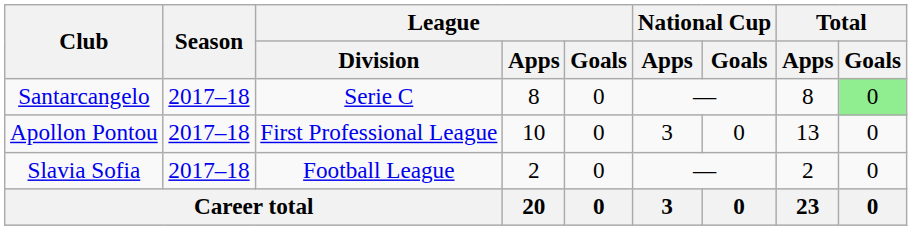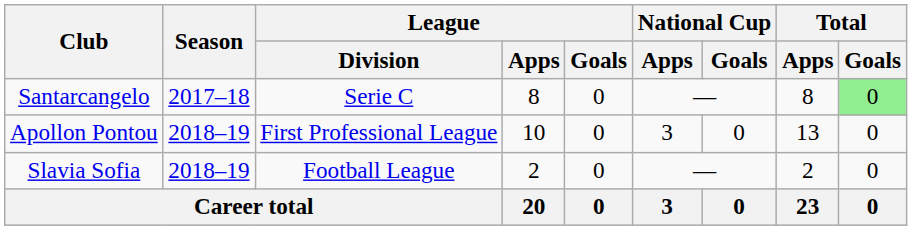(209, 133) 2017–18 -> (209, 133) 2018–19
(209, 170) 2017–18 -> (209, 170) 2018–19
